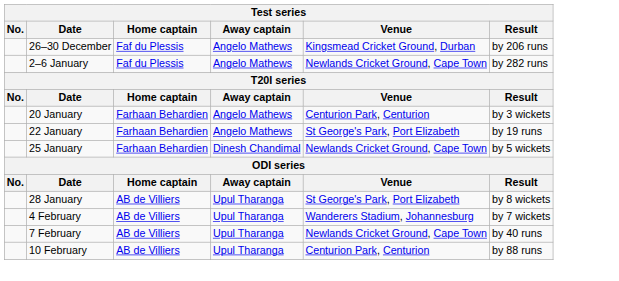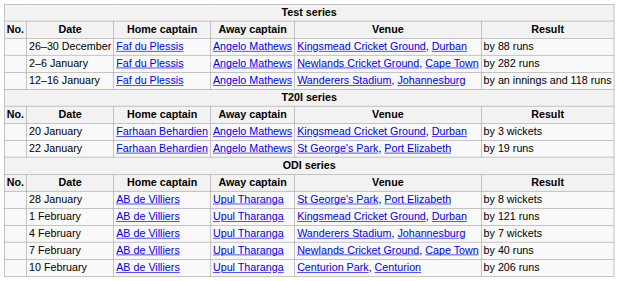(520, 47) by 206 runs -> (509, 47) by 88 runs
+ row: (64, 81)
(367, 115) Centurion Park, Centurion -> (382, 132) Kingsmead Cricket Ground, Durban
- row: (56, 149)
+ row: (55, 217)
(517, 251) by 88 runs -> (512, 268) by 206 runs
